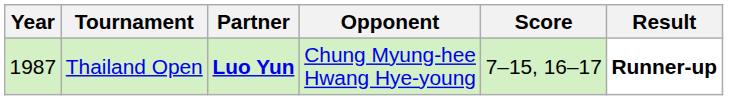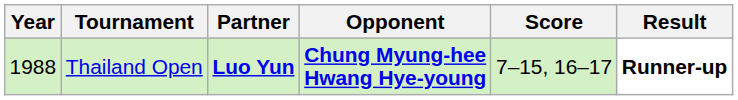(33, 66) 1987 -> (33, 66) 1988
(390, 66) normal -> (395, 66) bold
